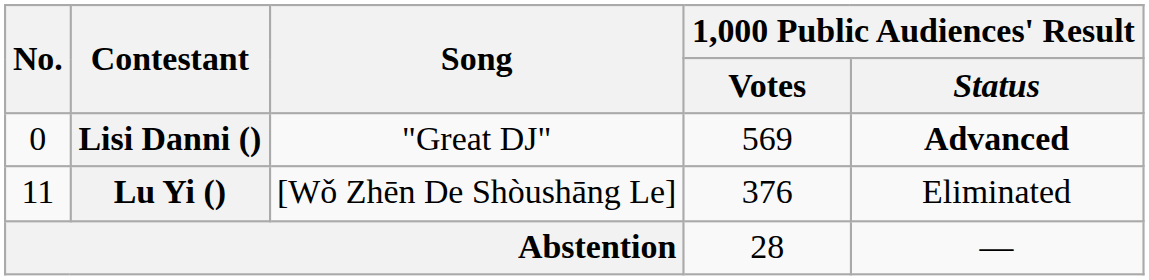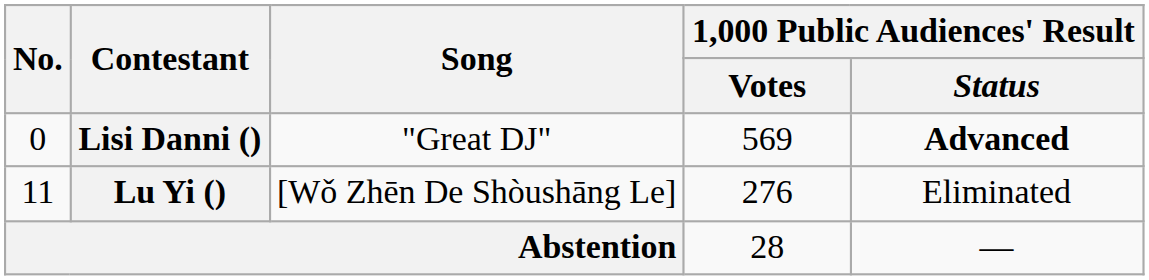(767, 192) 376 -> (767, 192) 276
